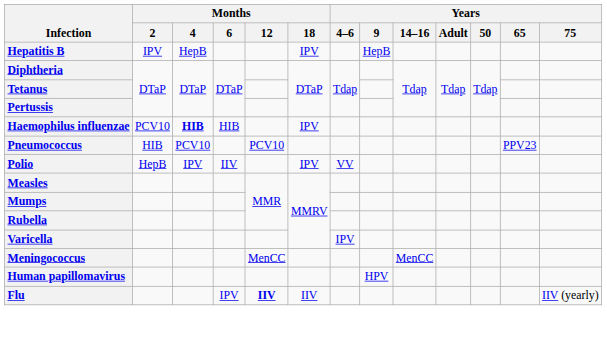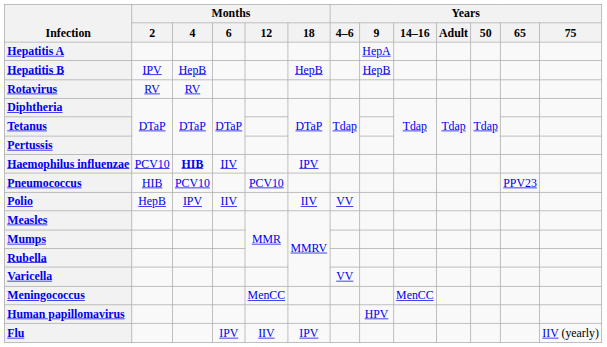+ row: (36, 51)
(309, 51) IPV -> (309, 70) HepB
+ row: (32, 88)
(229, 126) HIB -> (229, 164) IIV
(309, 164) IPV -> (309, 201) IIV
(345, 239) IPV -> (345, 276) VV
(267, 295) bold -> (266, 333) normal
(309, 295) IIV -> (309, 333) IPV
